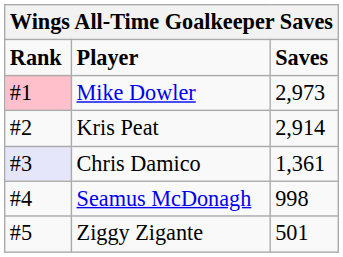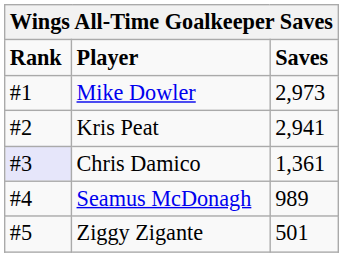(21, 92) pink background -> (21, 92) no background
(300, 127) 2,914 -> (300, 127) 2,941
(292, 198) 998 -> (292, 198) 989
